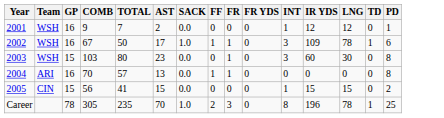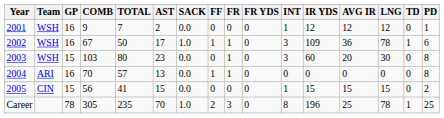+ column: (359, 12)
